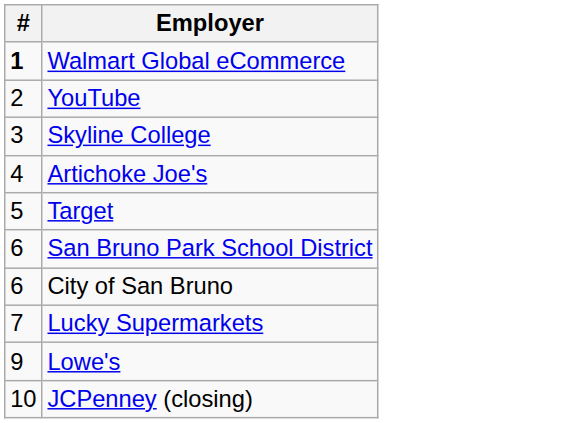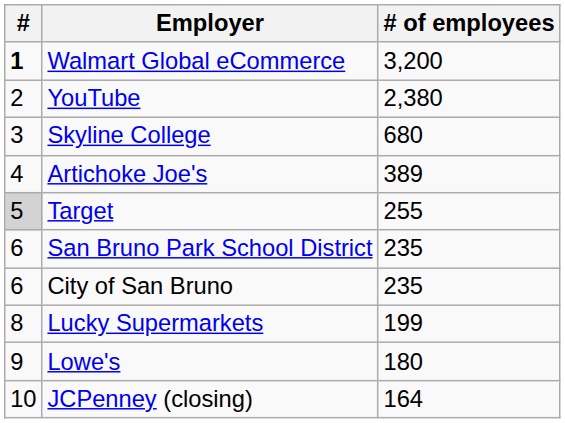+ column: (469, 23)
(17, 211) no background -> (17, 211) lightgrey background
(17, 323) 7 -> (17, 323) 8
